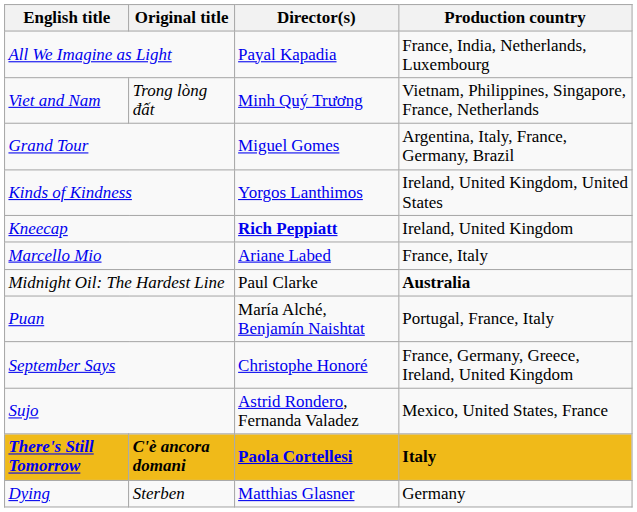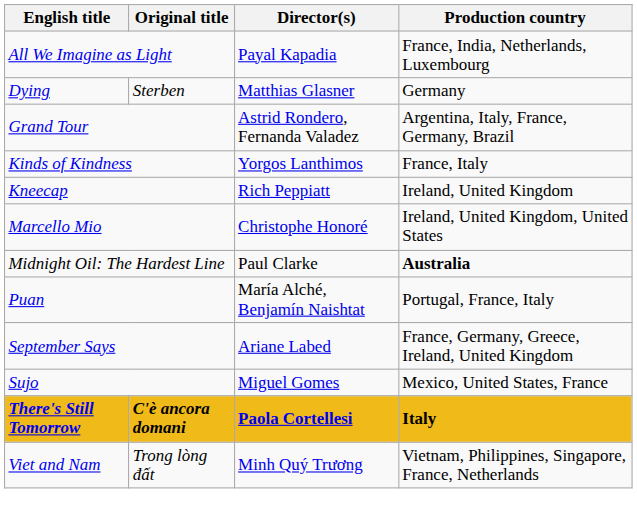rows swapped: (29, 493) <-> (54, 100)
(289, 146) Miguel Gomes -> (298, 127) Astrid Rondero, Fernanda Valadez
(515, 192) Ireland, United Kingdom, United States -> (445, 163) France, Italy
(288, 228) bold -> (284, 190) normal
(284, 255) Ariane Labed -> (303, 227) Christophe Honoré
(445, 255) France, Italy -> (515, 227) Ireland, United Kingdom, United States
(303, 364) Christophe Honoré -> (284, 345) Ariane Labed
(298, 410) Astrid Rondero, Fernanda Valadez -> (289, 382) Miguel Gomes
